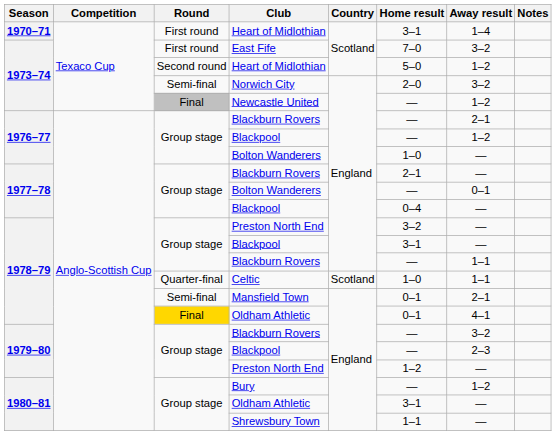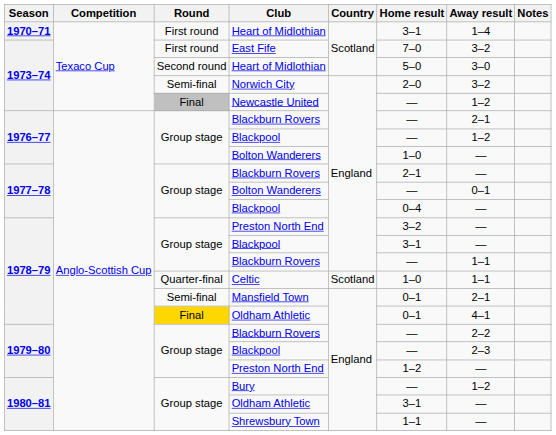(481, 66) 1–2 -> (481, 66) 3–0
(481, 333) 3–2 -> (481, 333) 2–2
